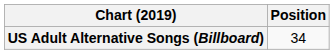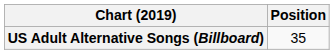(298, 37) 34 -> (298, 37) 35
